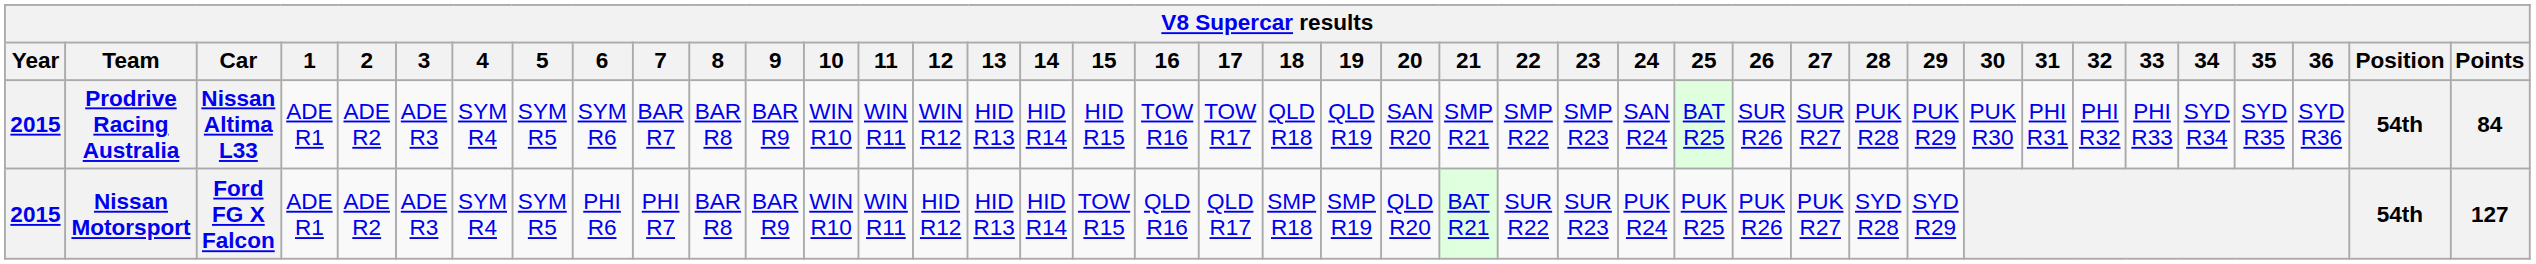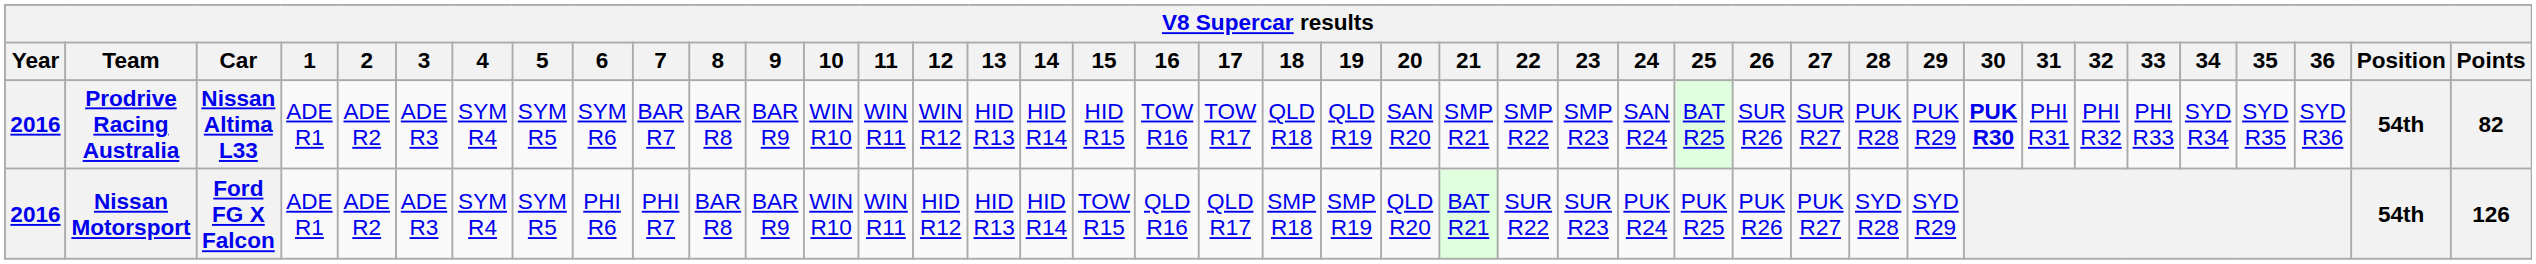(35, 124) 2015 -> (35, 124) 2016
(1993, 124) normal -> (1993, 124) bold
(2490, 124) 84 -> (2491, 124) 82
(35, 214) 2015 -> (35, 214) 2016
(2490, 214) 127 -> (2491, 214) 126
